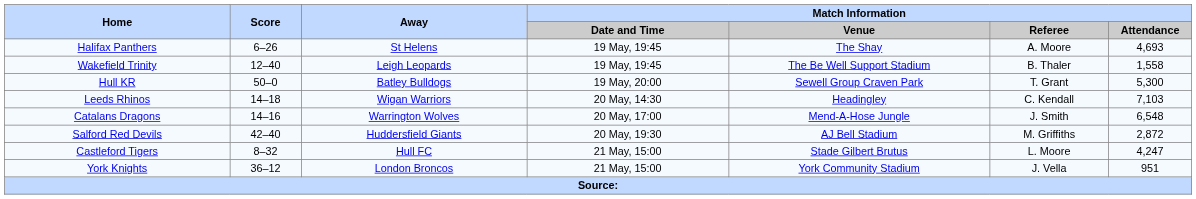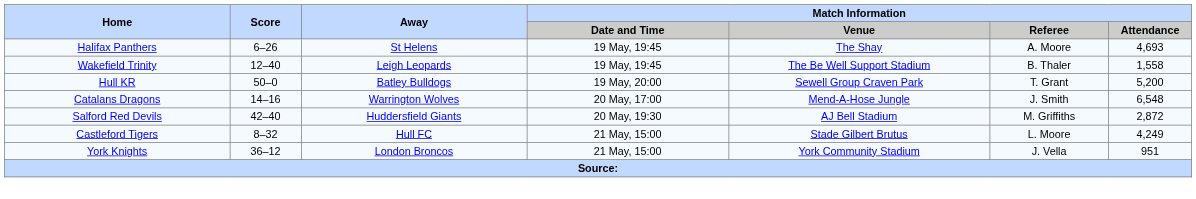(1150, 82) 5,300 -> (1150, 82) 5,200
- row: (117, 99)
(1150, 151) 4,247 -> (1150, 134) 4,249
